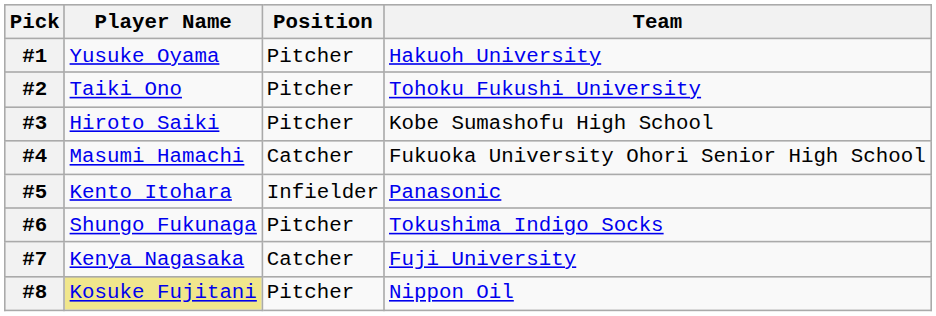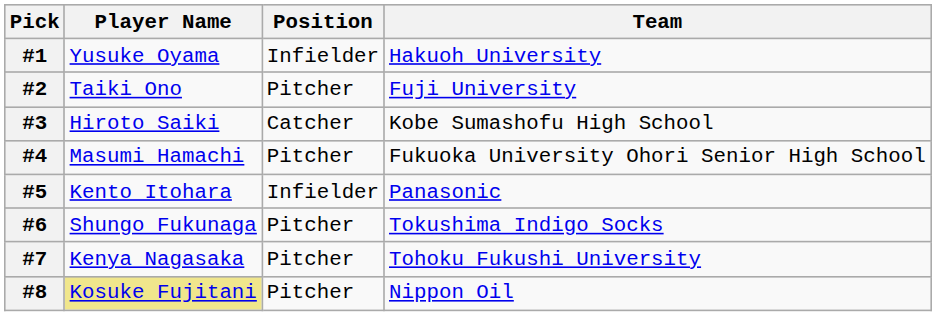(310, 56) Pitcher -> (323, 56) Infielder
(545, 90) Tohoku Fukushi University -> (483, 90) Fuji University
(310, 123) Pitcher -> (310, 123) Catcher
(310, 157) Catcher -> (310, 157) Pitcher
(310, 259) Catcher -> (310, 259) Pitcher
(483, 259) Fuji University -> (545, 259) Tohoku Fukushi University
